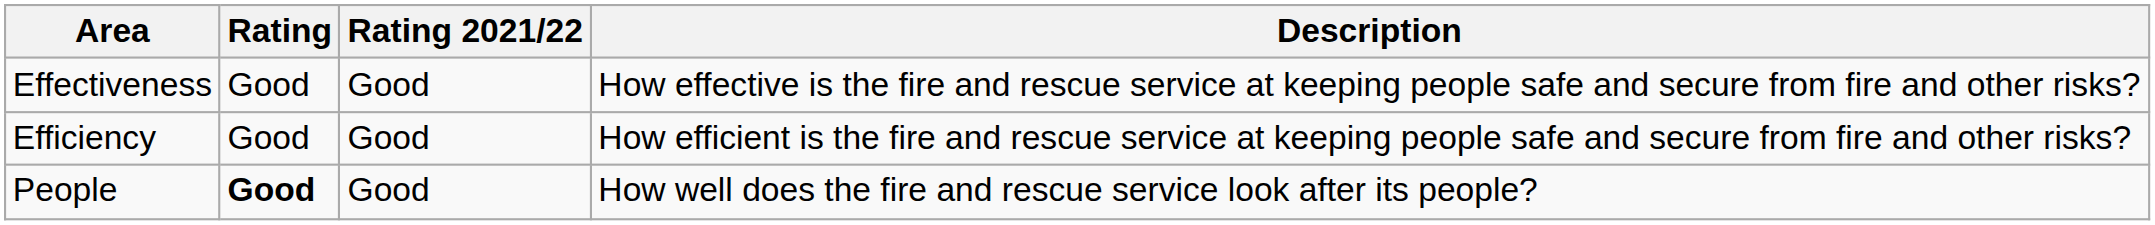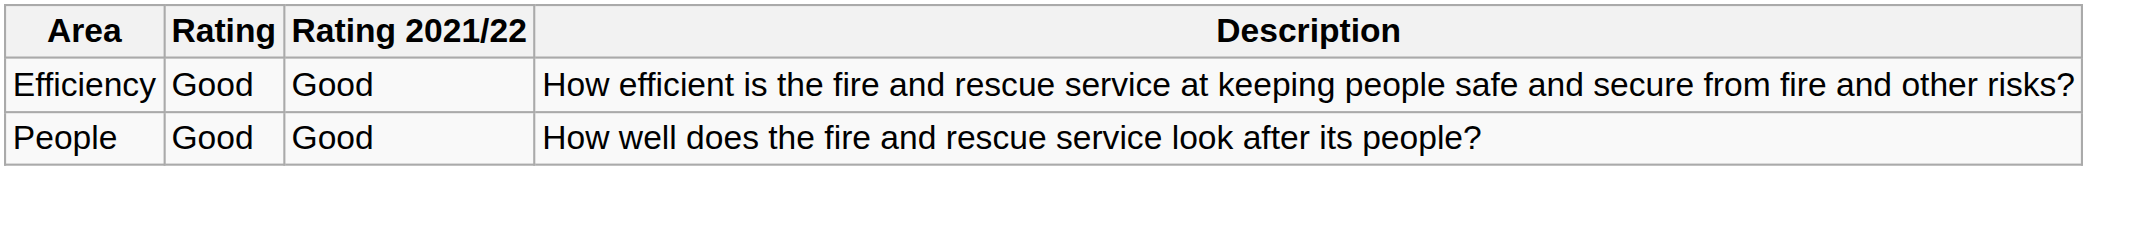- row: (112, 84)
(271, 191) bold -> (213, 137) normal
